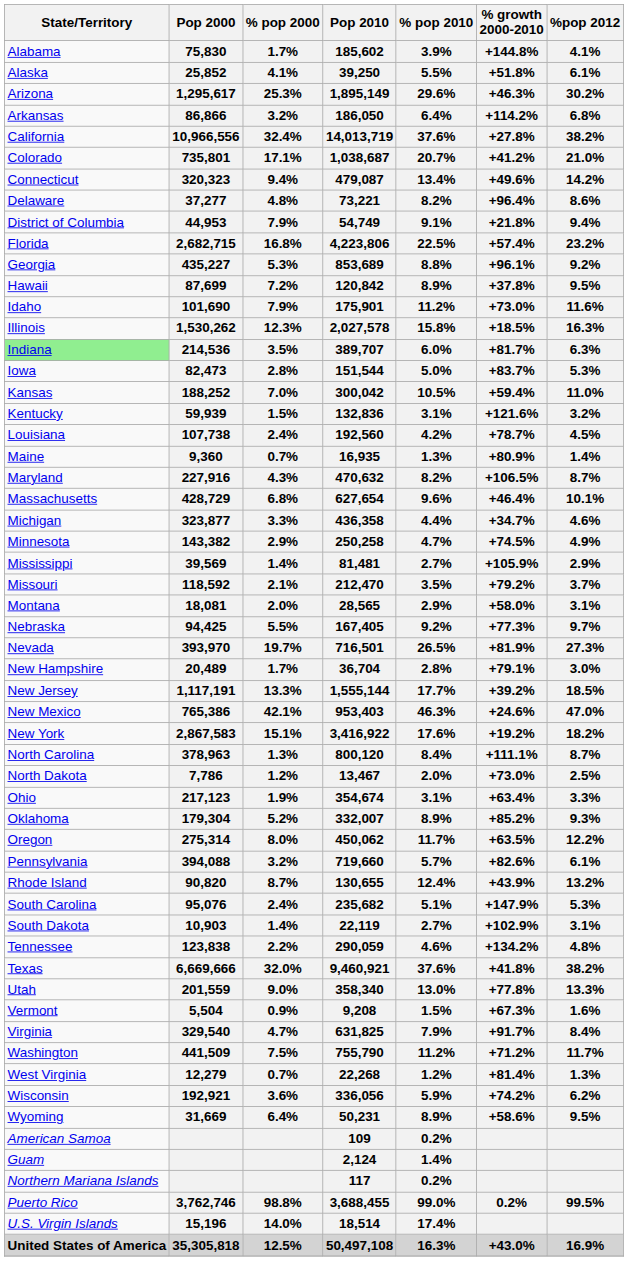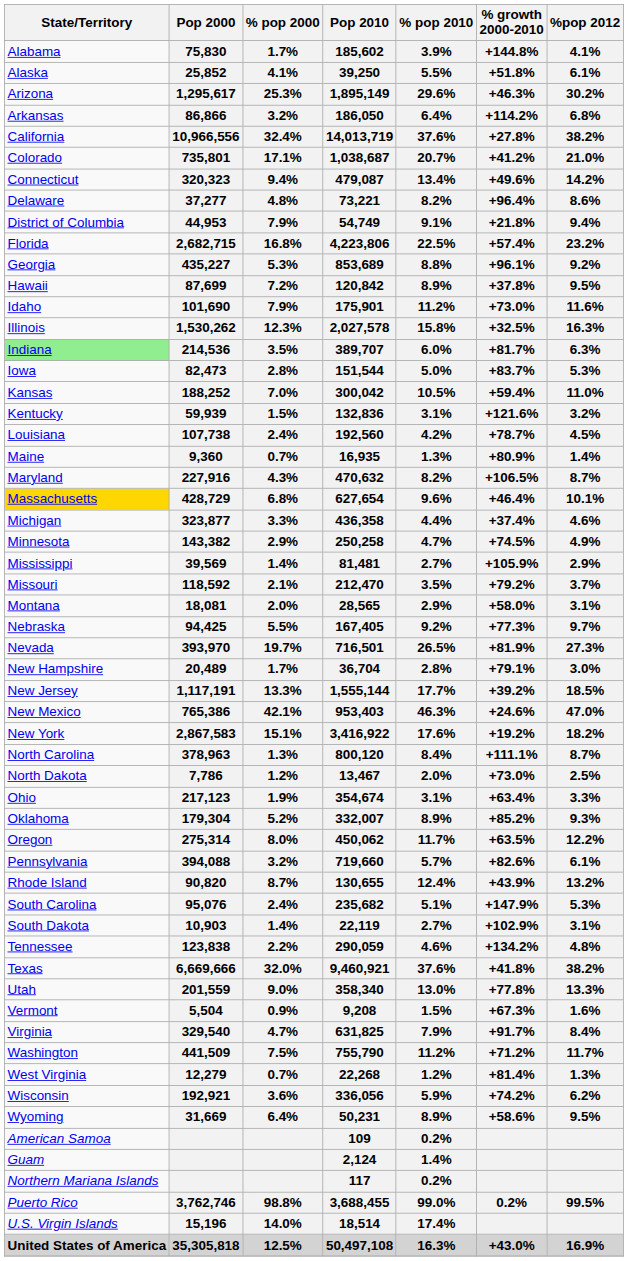(512, 328) +18.5% -> (512, 328) +32.5%
(52, 499) no background -> (52, 499) gold background
(512, 520) +34.7% -> (512, 520) +37.4%
